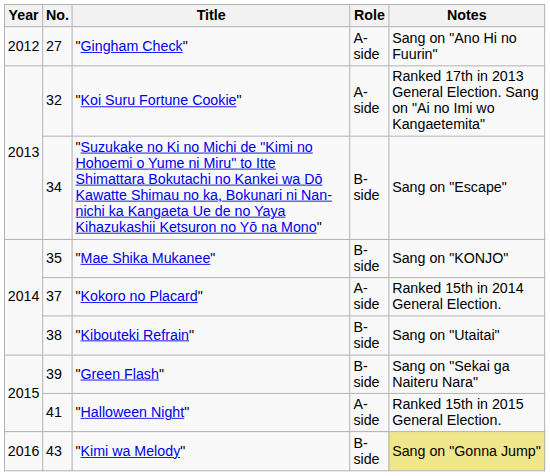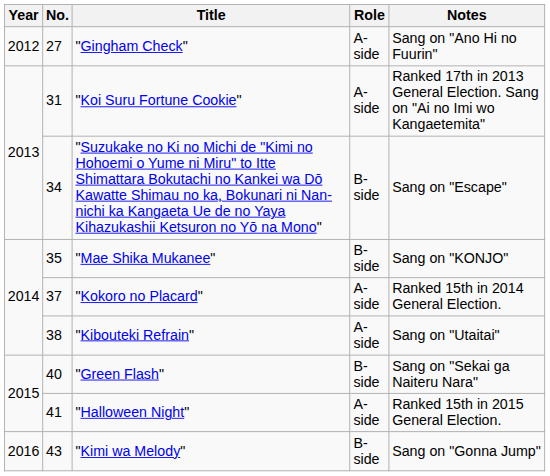(54, 101) 32 -> (54, 101) 31
(366, 335) B-side -> (366, 335) A-side
(54, 374) 39 -> (54, 374) 40
(466, 451) khaki background -> (466, 451) no background
